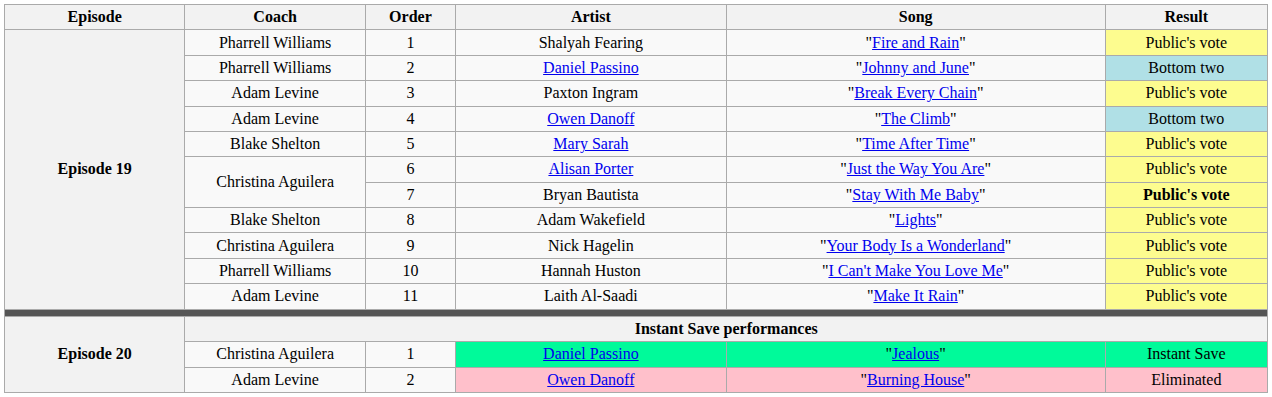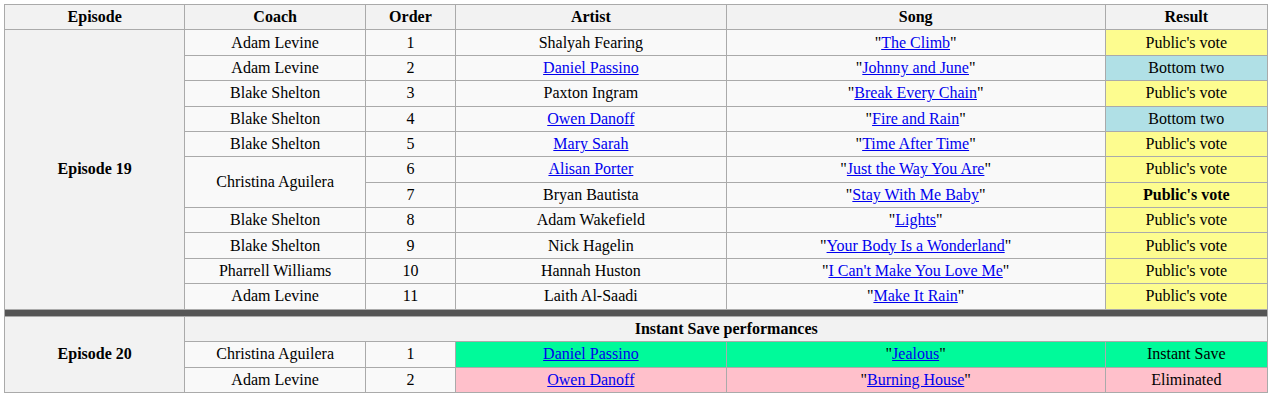(275, 42) Pharrell Williams -> (275, 42) Adam Levine
(916, 42) "Fire and Rain" -> (916, 42) "The Climb"
(275, 67) Pharrell Williams -> (275, 67) Adam Levine
(275, 93) Adam Levine -> (275, 93) Blake Shelton
(275, 118) Adam Levine -> (275, 118) Blake Shelton
(916, 118) "The Climb" -> (916, 118) "Fire and Rain"
(275, 245) Christina Aguilera -> (275, 245) Blake Shelton
